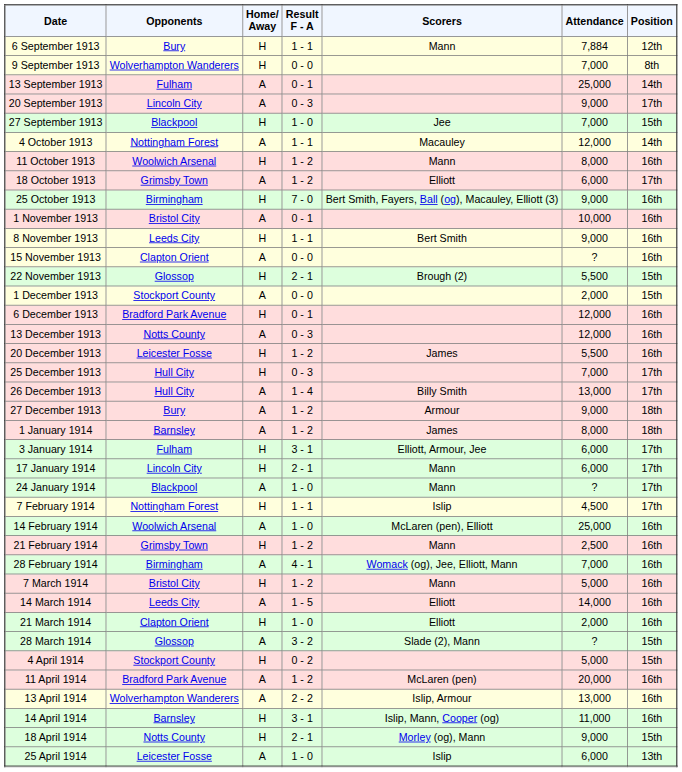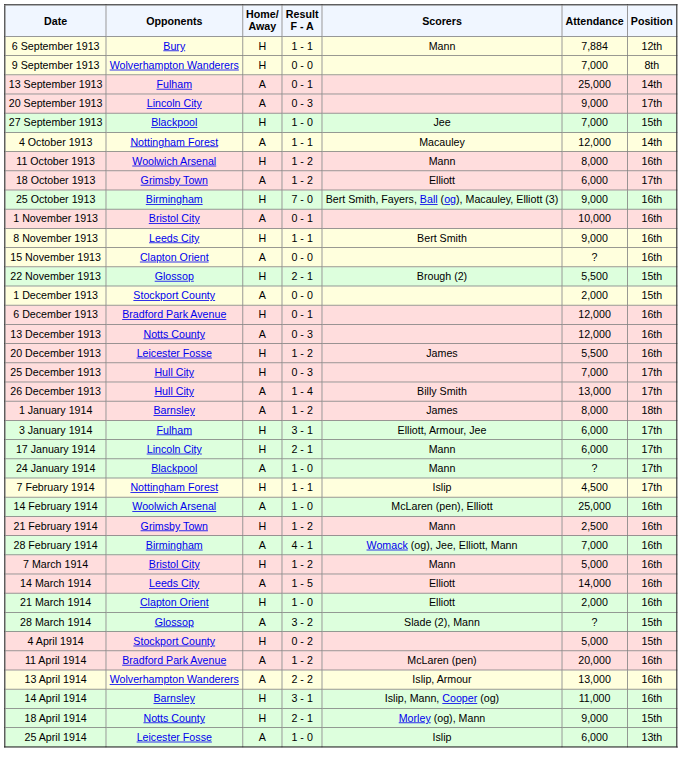- row: (56, 411)
